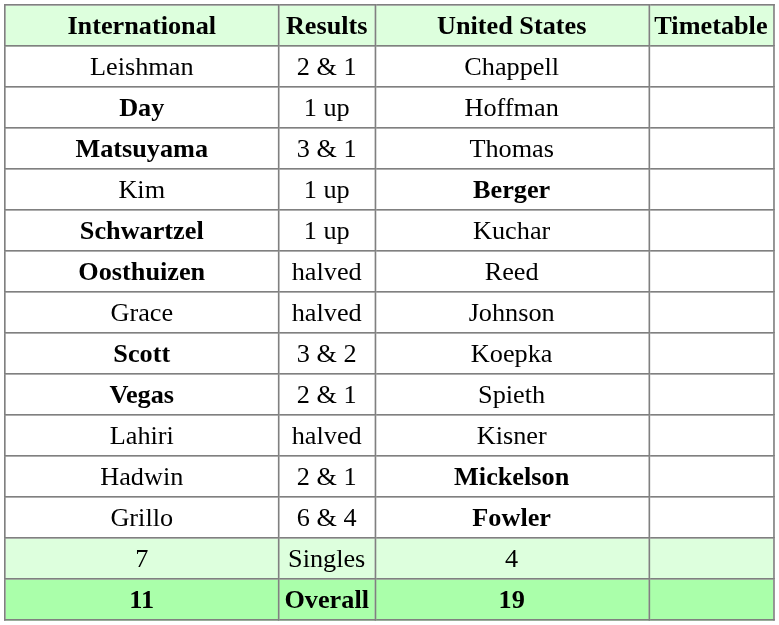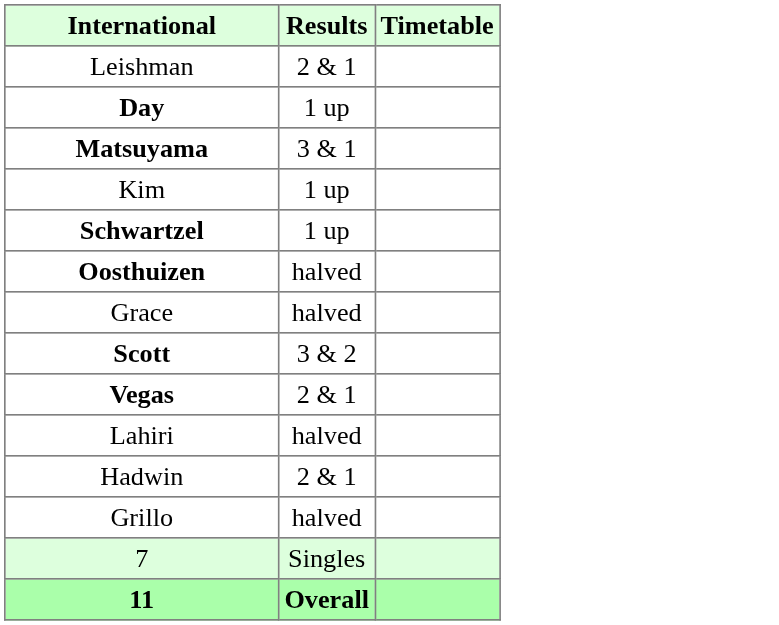- column: (512, 24)
(327, 516) 6 & 4 -> (327, 516) halved
